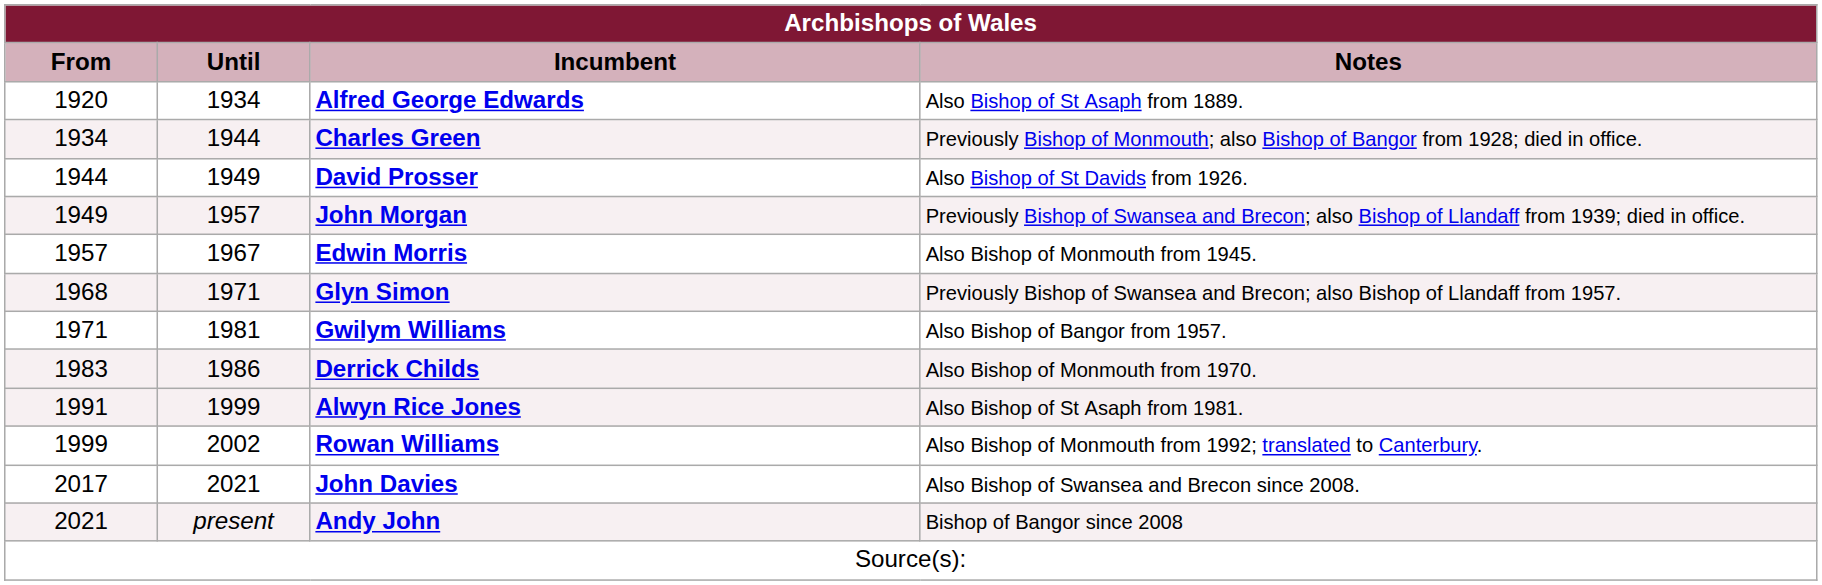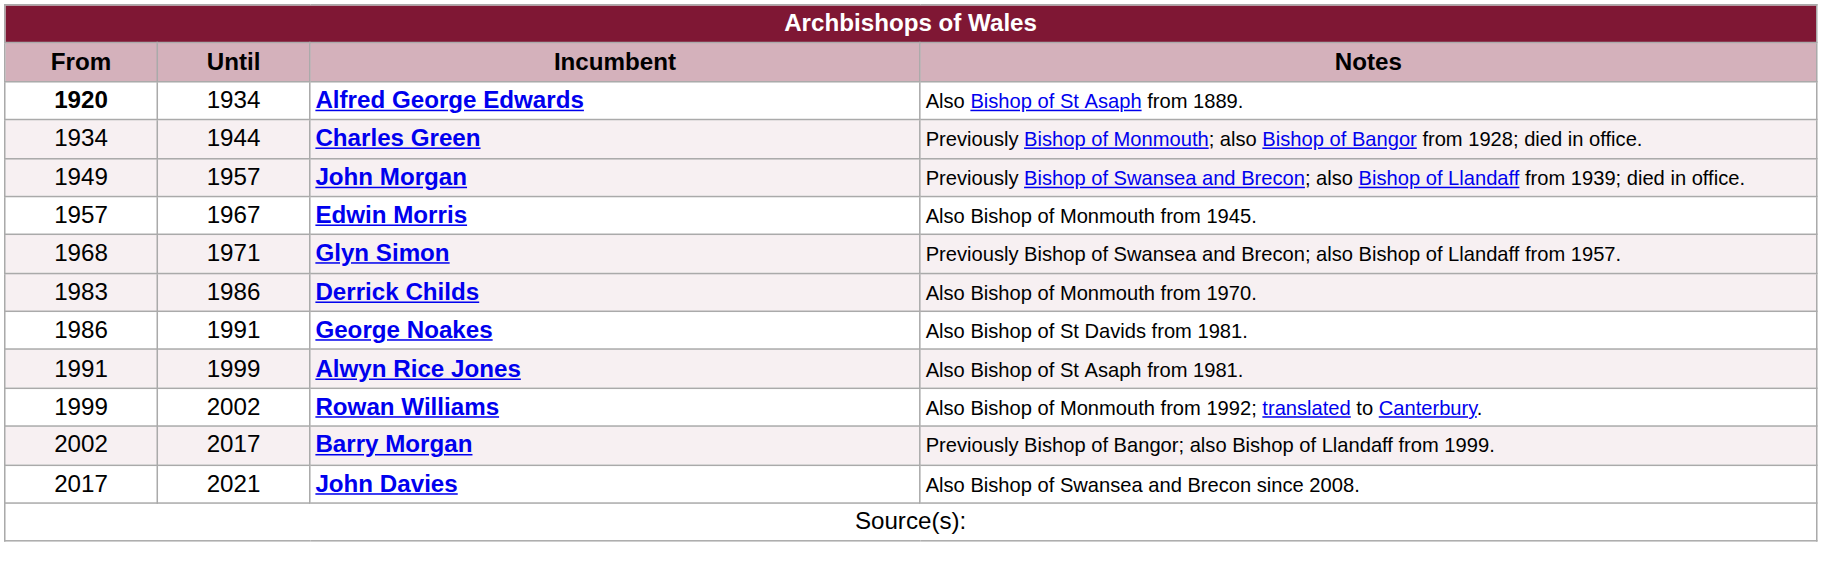(81, 100) normal -> (81, 100) bold
- row: (397, 176)
- row: (411, 330)
+ row: (404, 330)
+ row: (394, 445)
- row: (378, 521)
